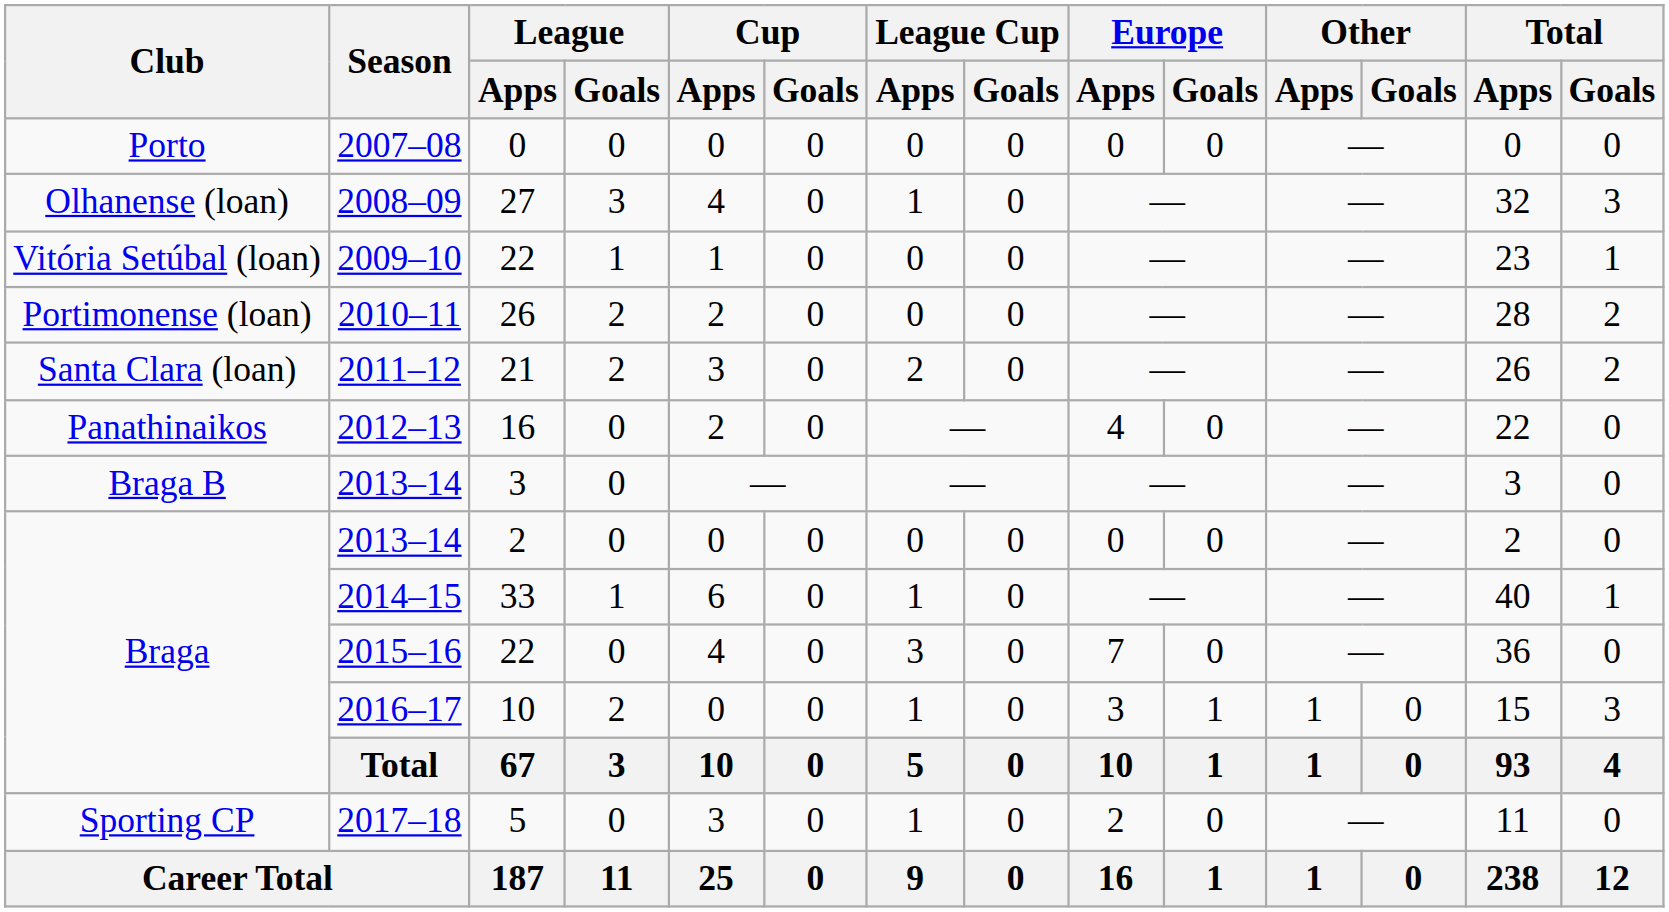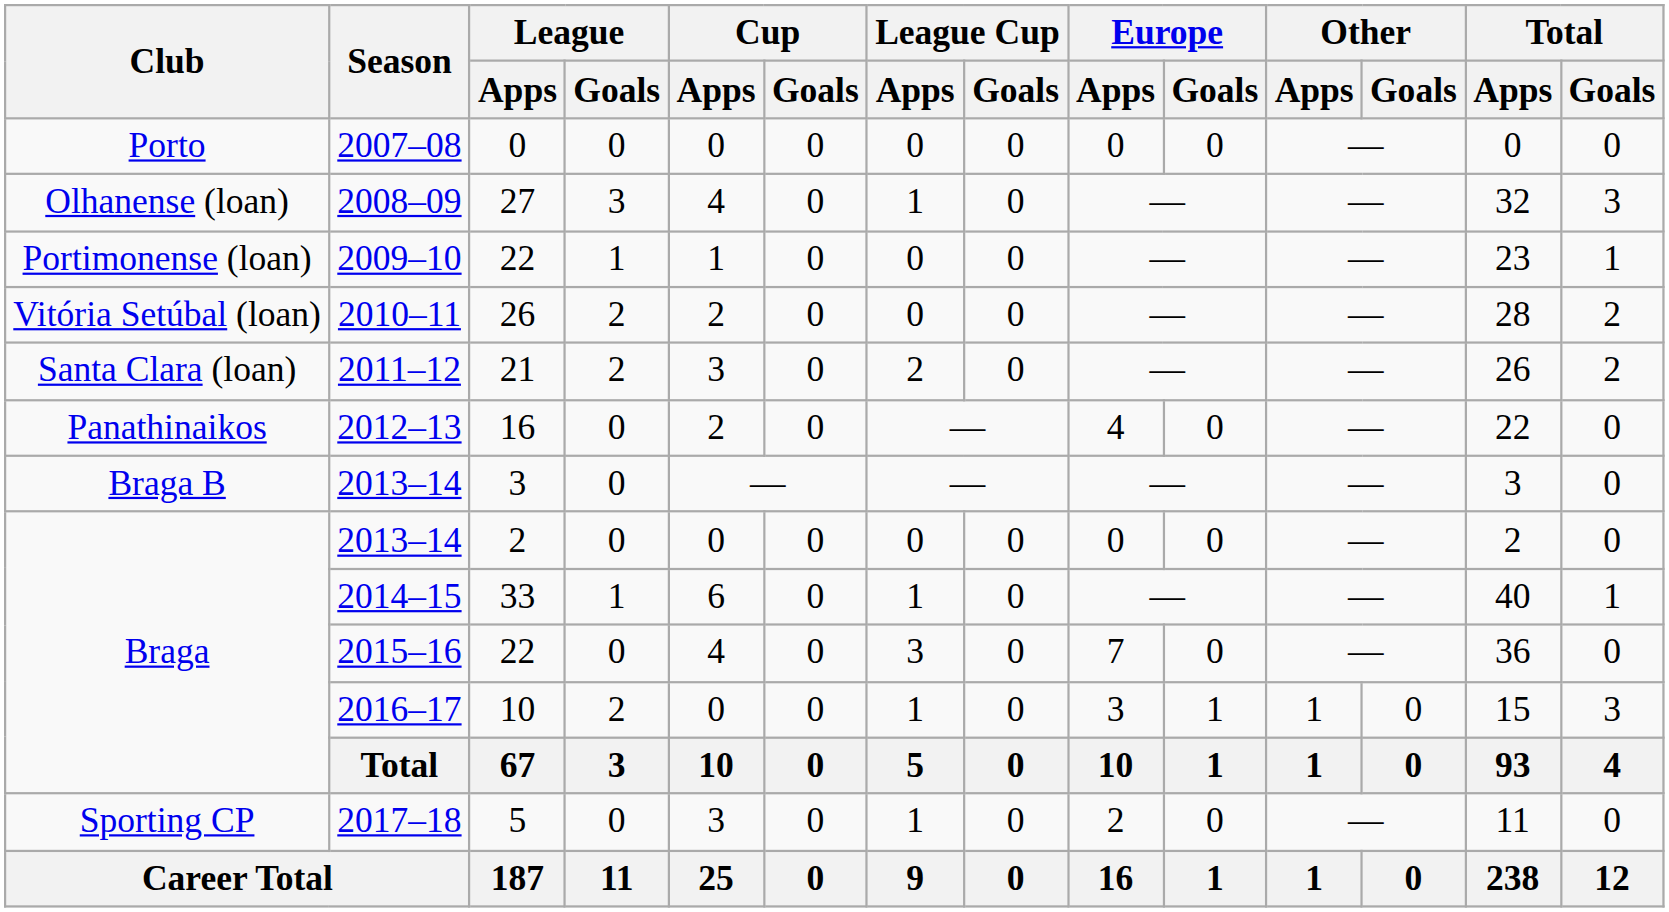(167, 257) Vitória Setúbal (loan) -> (167, 257) Portimonense (loan)
(167, 314) Portimonense (loan) -> (167, 314) Vitória Setúbal (loan)
